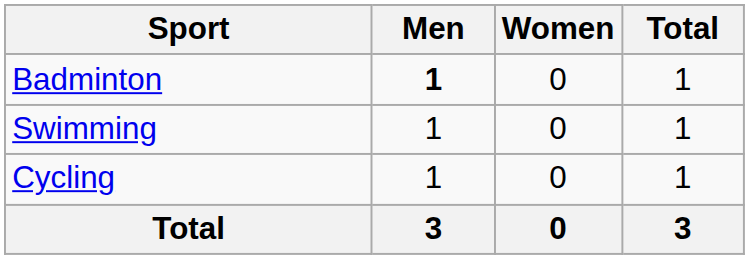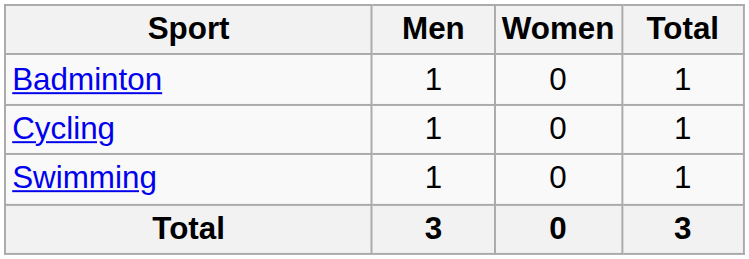(433, 79) bold -> (433, 79) normal
rows swapped: (64, 178) <-> (85, 128)
